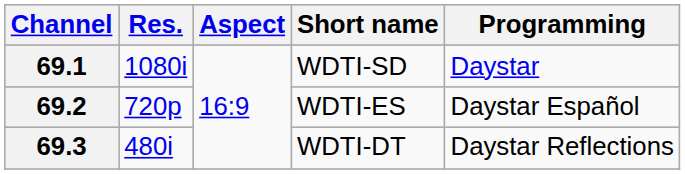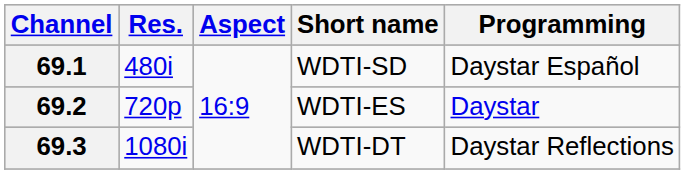(156, 65) 1080i -> (149, 65) 480i
(495, 65) Daystar -> (545, 65) Daystar Español
(545, 106) Daystar Español -> (495, 106) Daystar
(149, 147) 480i -> (156, 147) 1080i
